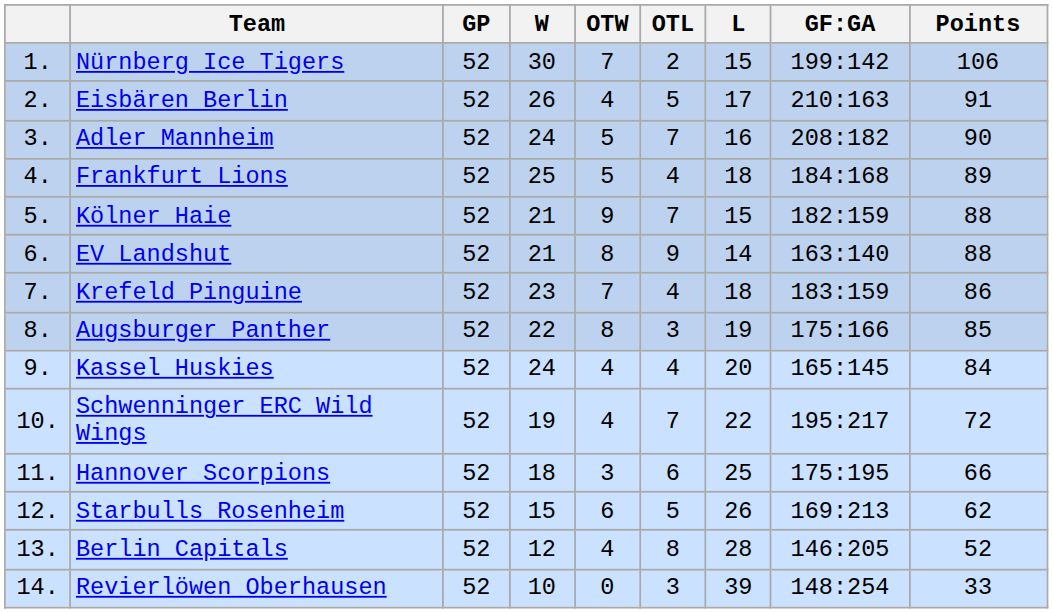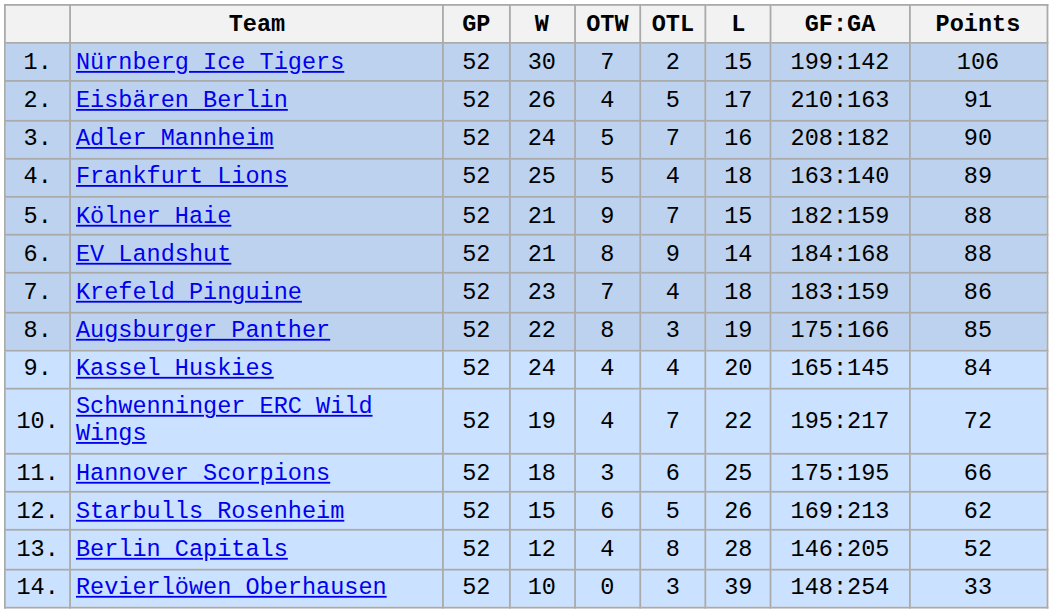(840, 177) 184:168 -> (840, 177) 163:140
(840, 254) 163:140 -> (840, 254) 184:168
